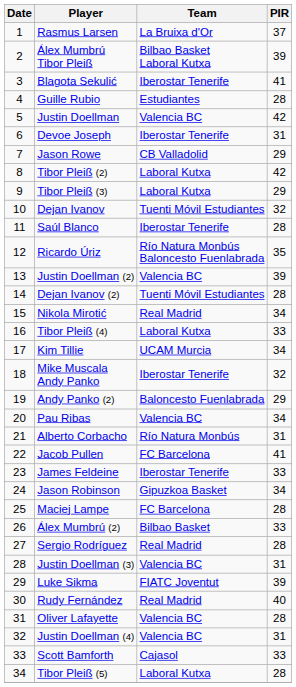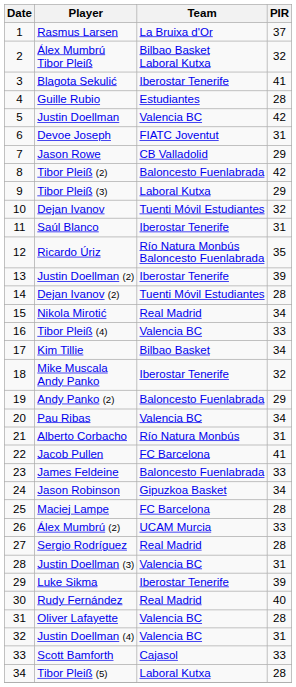(279, 56) 39 -> (279, 56) 32
(184, 136) Iberostar Tenerife -> (179, 136) FIATC Joventut
(175, 172) Laboral Kutxa -> (202, 172) Baloncesto Fuenlabrada
(279, 227) 28 -> (279, 227) 31
(171, 277) Valencia BC -> (184, 277) Iberostar Tenerife
(175, 331) Laboral Kutxa -> (171, 331) Valencia BC
(175, 350) UCAM Murcia -> (175, 350) Bilbao Basket
(184, 472) Iberostar Tenerife -> (202, 472) Baloncesto Fuenlabrada
(175, 527) Bilbao Basket -> (175, 527) UCAM Murcia
(179, 582) FIATC Joventut -> (184, 582) Iberostar Tenerife
